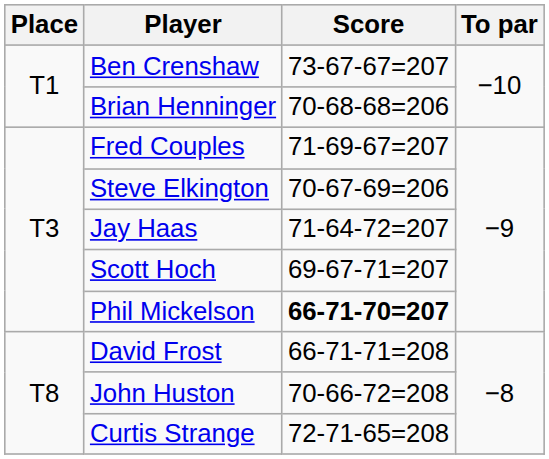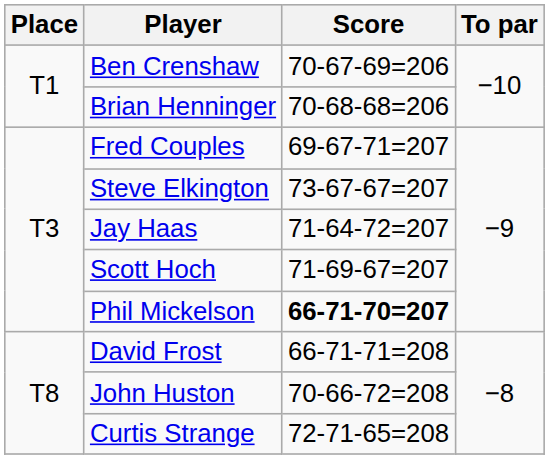(369, 65) 73-67-67=207 -> (369, 65) 70-67-69=206
(369, 147) 71-69-67=207 -> (369, 147) 69-67-71=207
(369, 188) 70-67-69=206 -> (369, 188) 73-67-67=207
(369, 270) 69-67-71=207 -> (369, 270) 71-69-67=207
